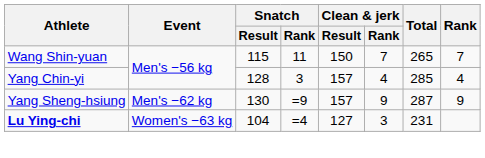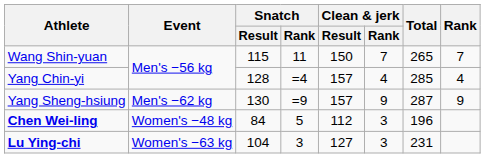(300, 79) 3 -> (300, 79) =4
+ row: (53, 121)
(300, 121) =4 -> (300, 143) 3
